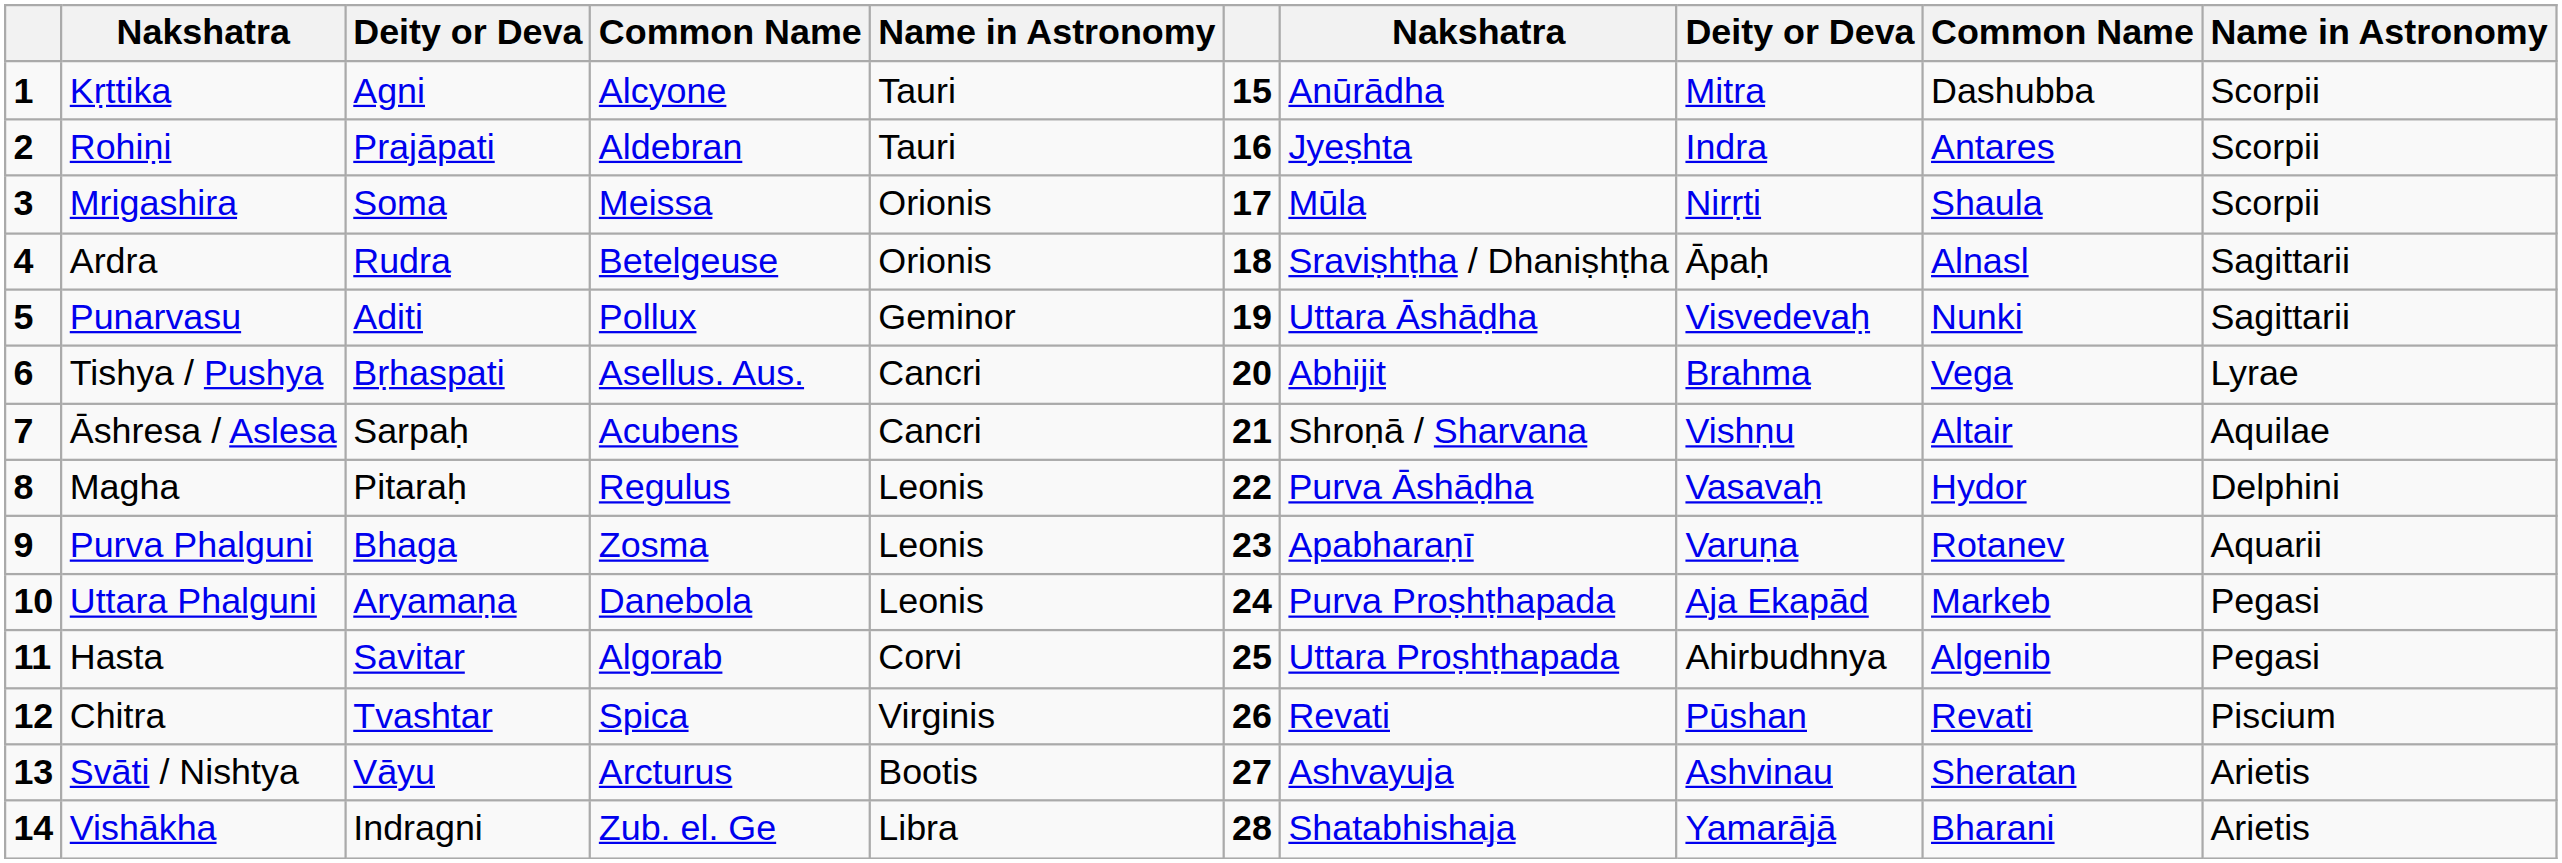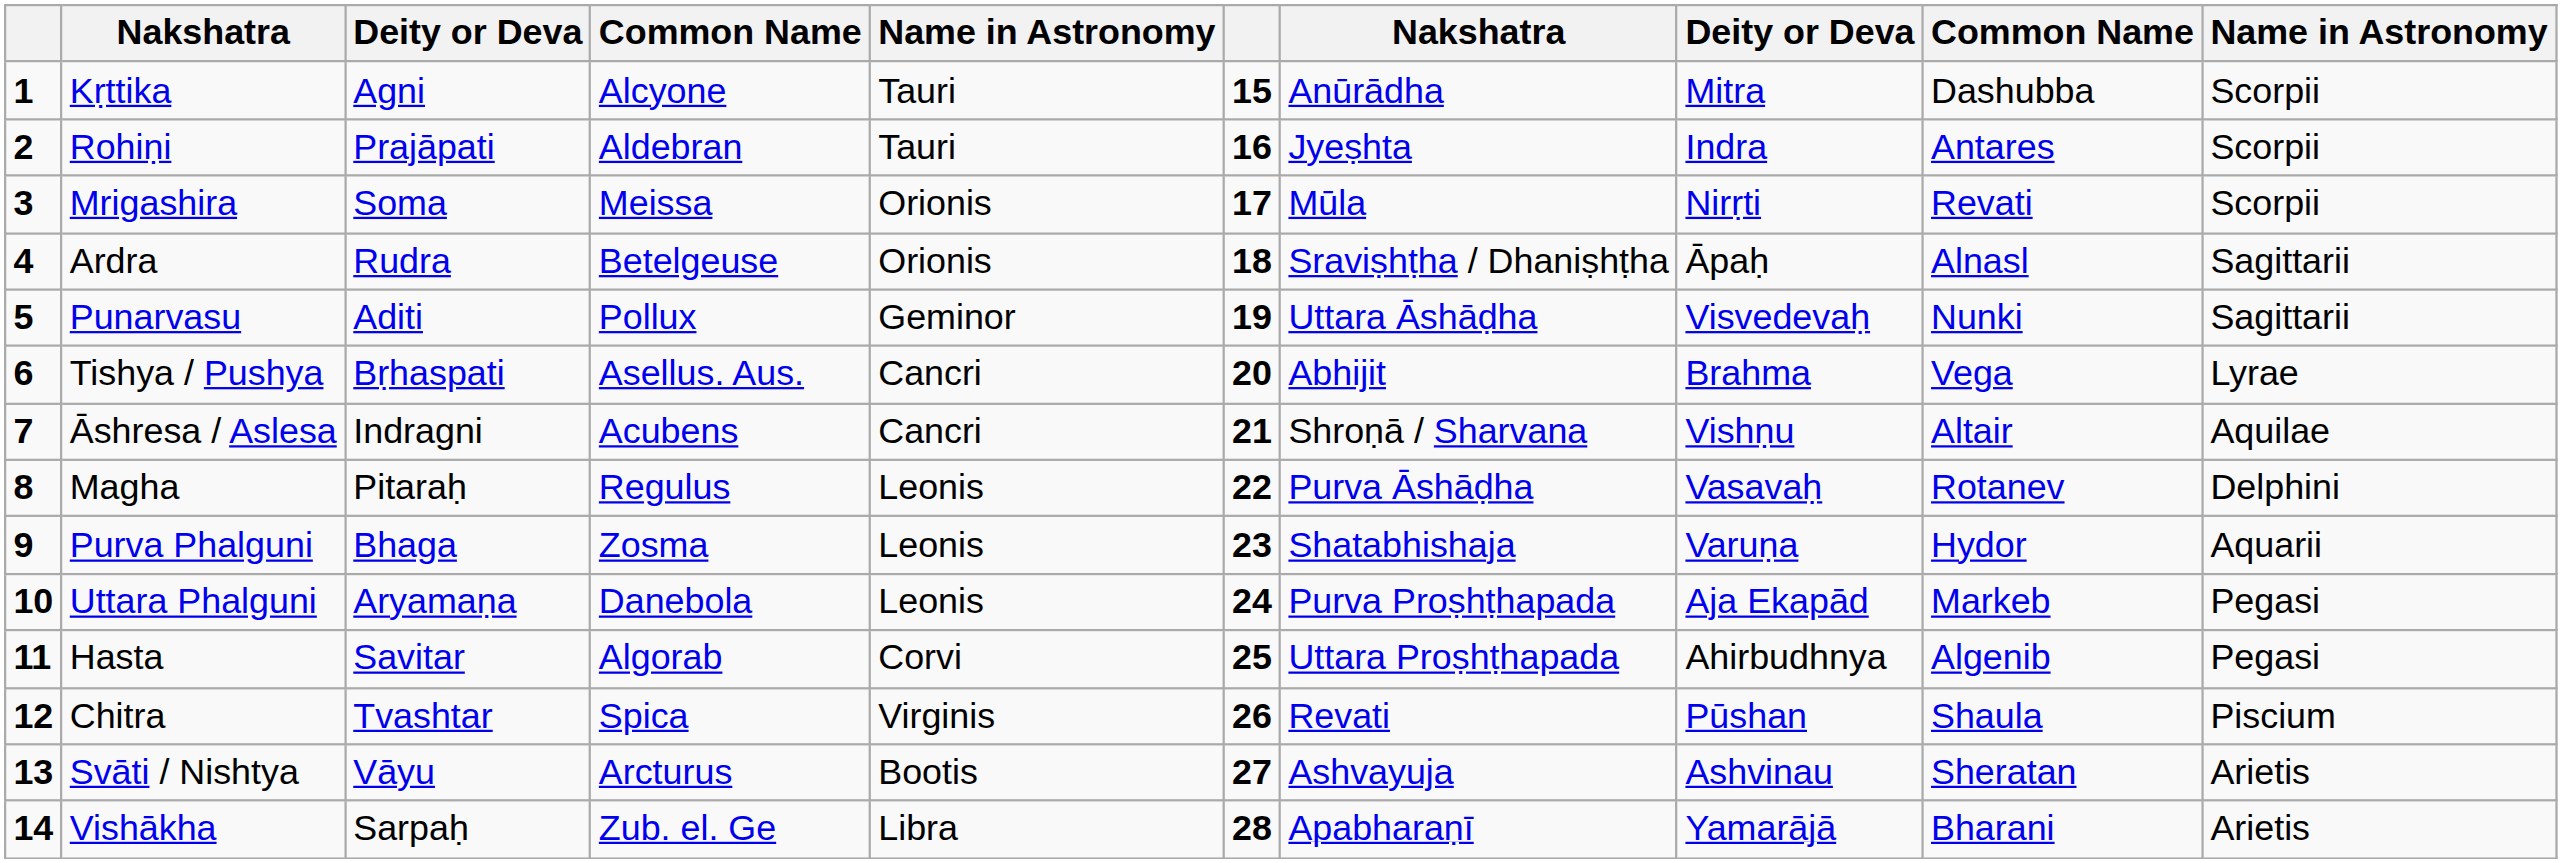(1987, 203) Shaula -> (1982, 203) Revati
(411, 430) Sarpaḥ -> (418, 430) Indragni
(1979, 487) Hydor -> (1998, 487) Rotanev
(1381, 544) Apabharaṇī -> (1402, 544) Shatabhishaja
(1998, 544) Rotanev -> (1979, 544) Hydor
(1982, 715) Revati -> (1987, 715) Shaula
(418, 828) Indragni -> (411, 828) Sarpaḥ
(1402, 828) Shatabhishaja -> (1381, 828) Apabharaṇī
